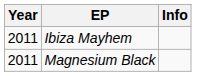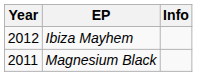(23, 37) 2011 -> (23, 37) 2012
